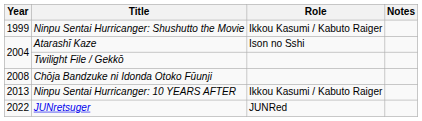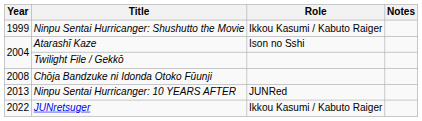(316, 92) Ikkou Kasumi / Kabuto Raiger -> (268, 92) JUNRed
(268, 108) JUNRed -> (316, 108) Ikkou Kasumi / Kabuto Raiger
